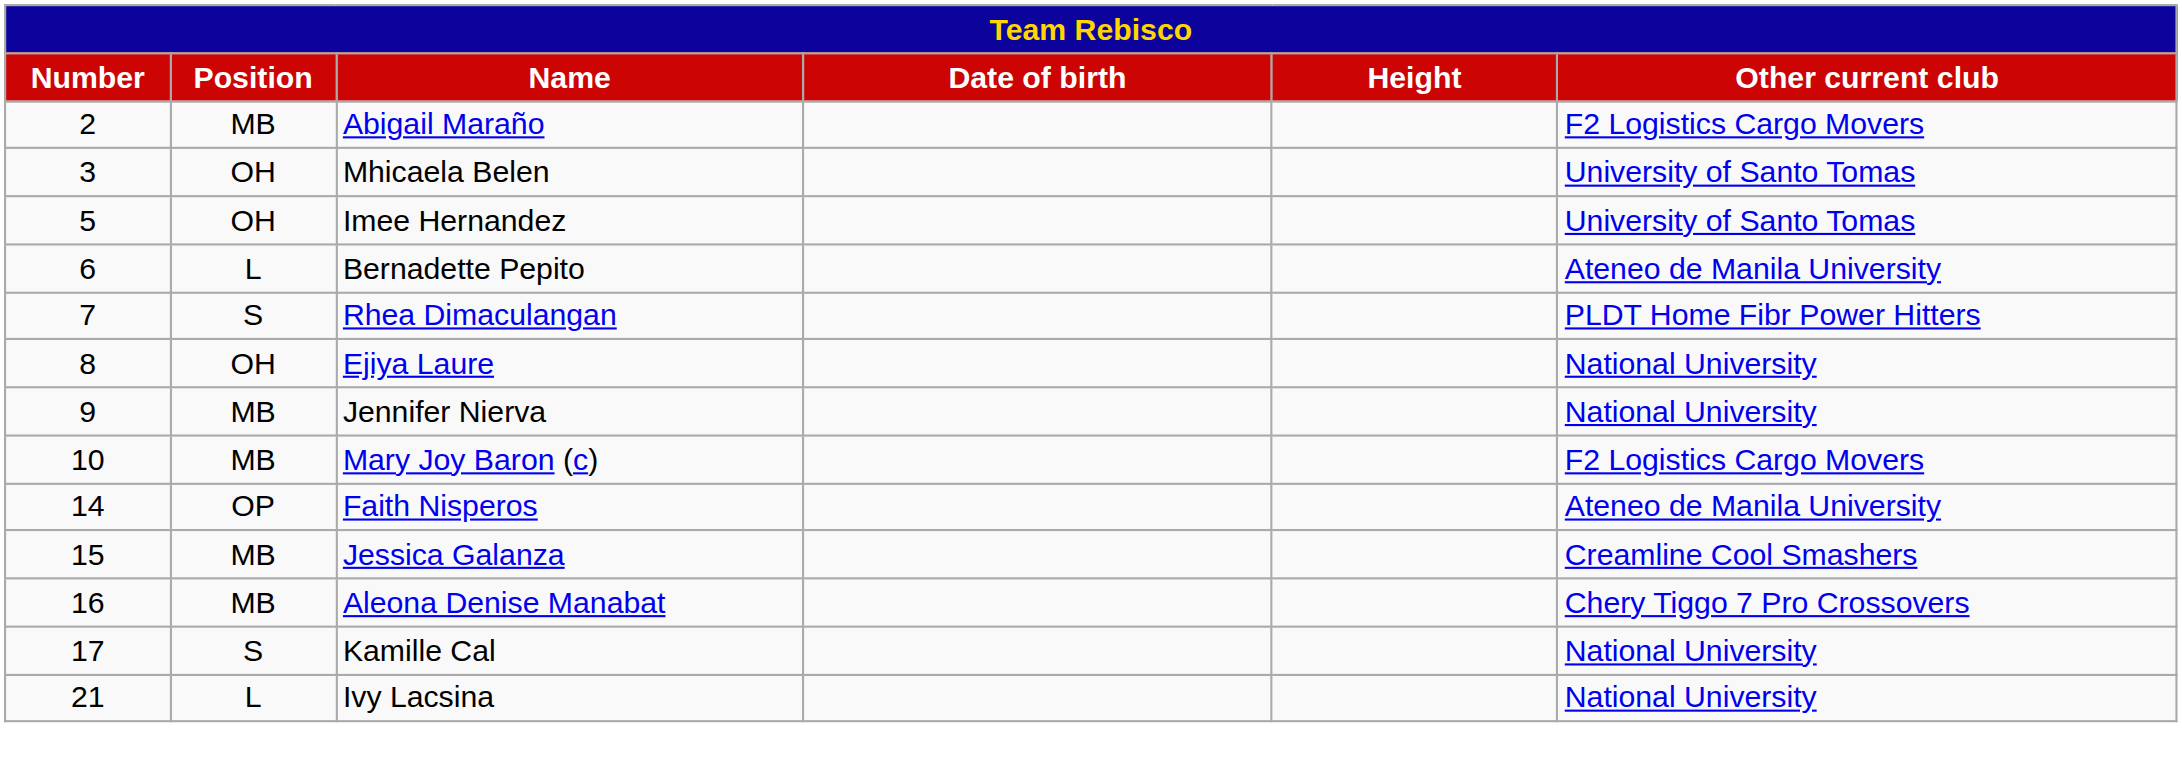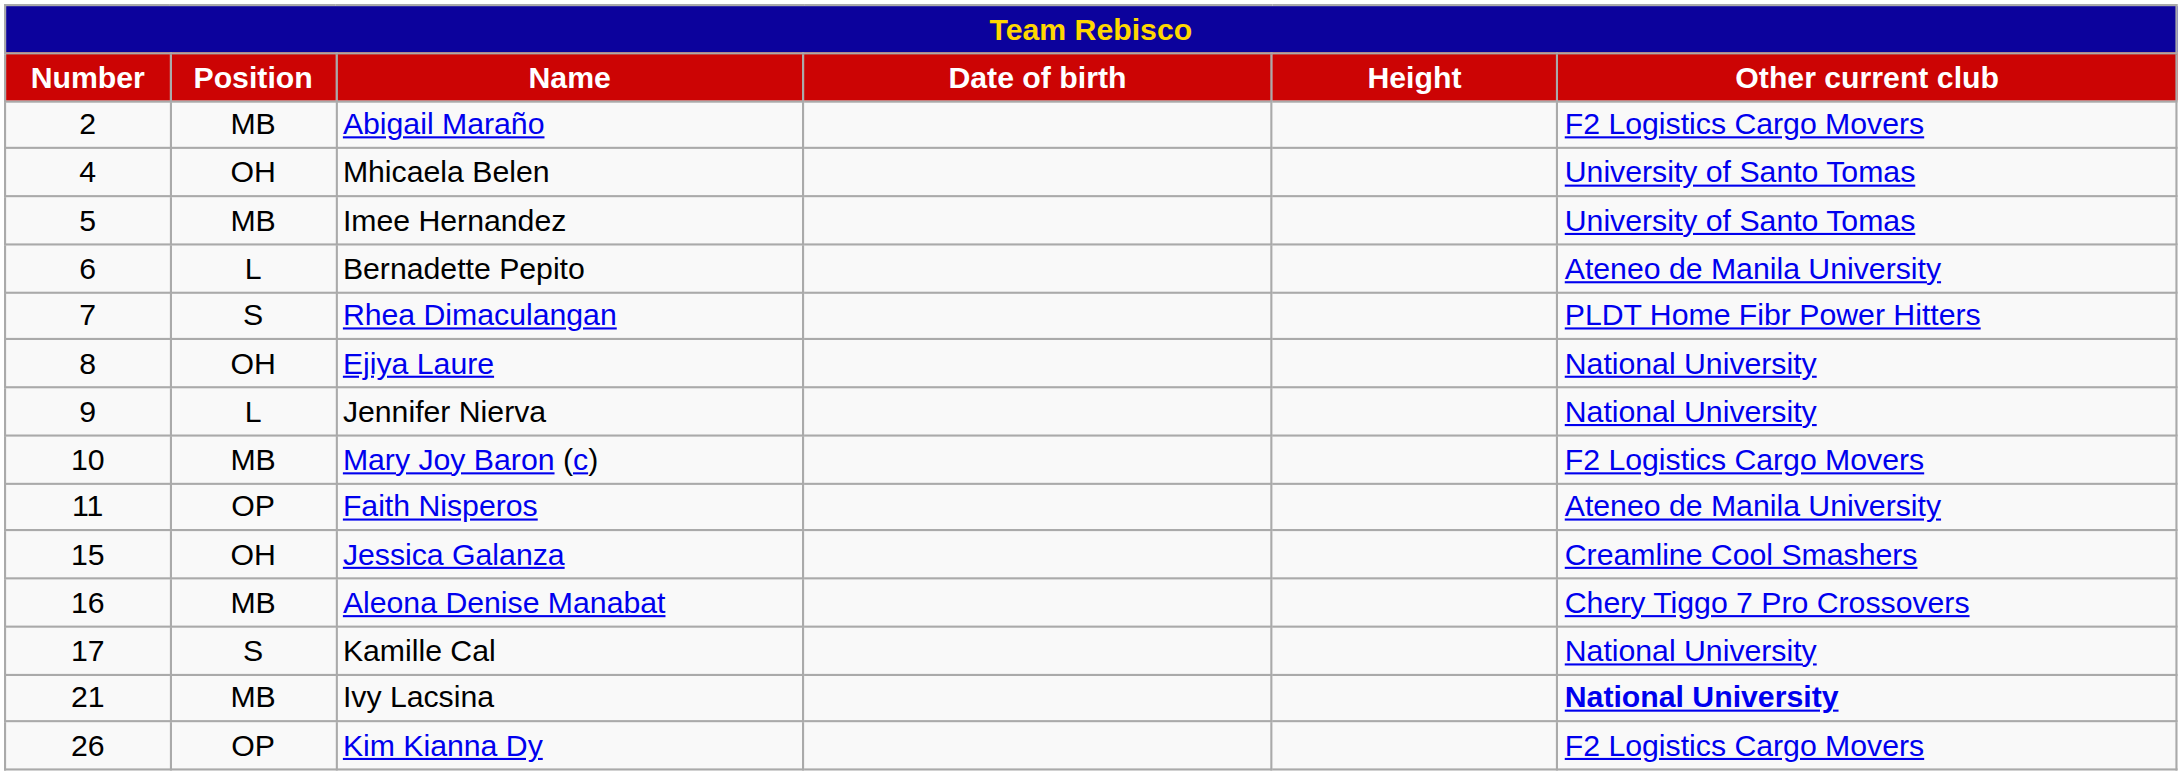(88, 173) 3 -> (88, 173) 4
(253, 220) OH -> (253, 220) MB
(253, 412) MB -> (253, 412) L
(88, 507) 14 -> (88, 507) 11
(253, 555) MB -> (253, 555) OH
(253, 698) L -> (253, 698) MB
(1691, 698) normal -> (1702, 698) bold
+ row: (443, 746)
